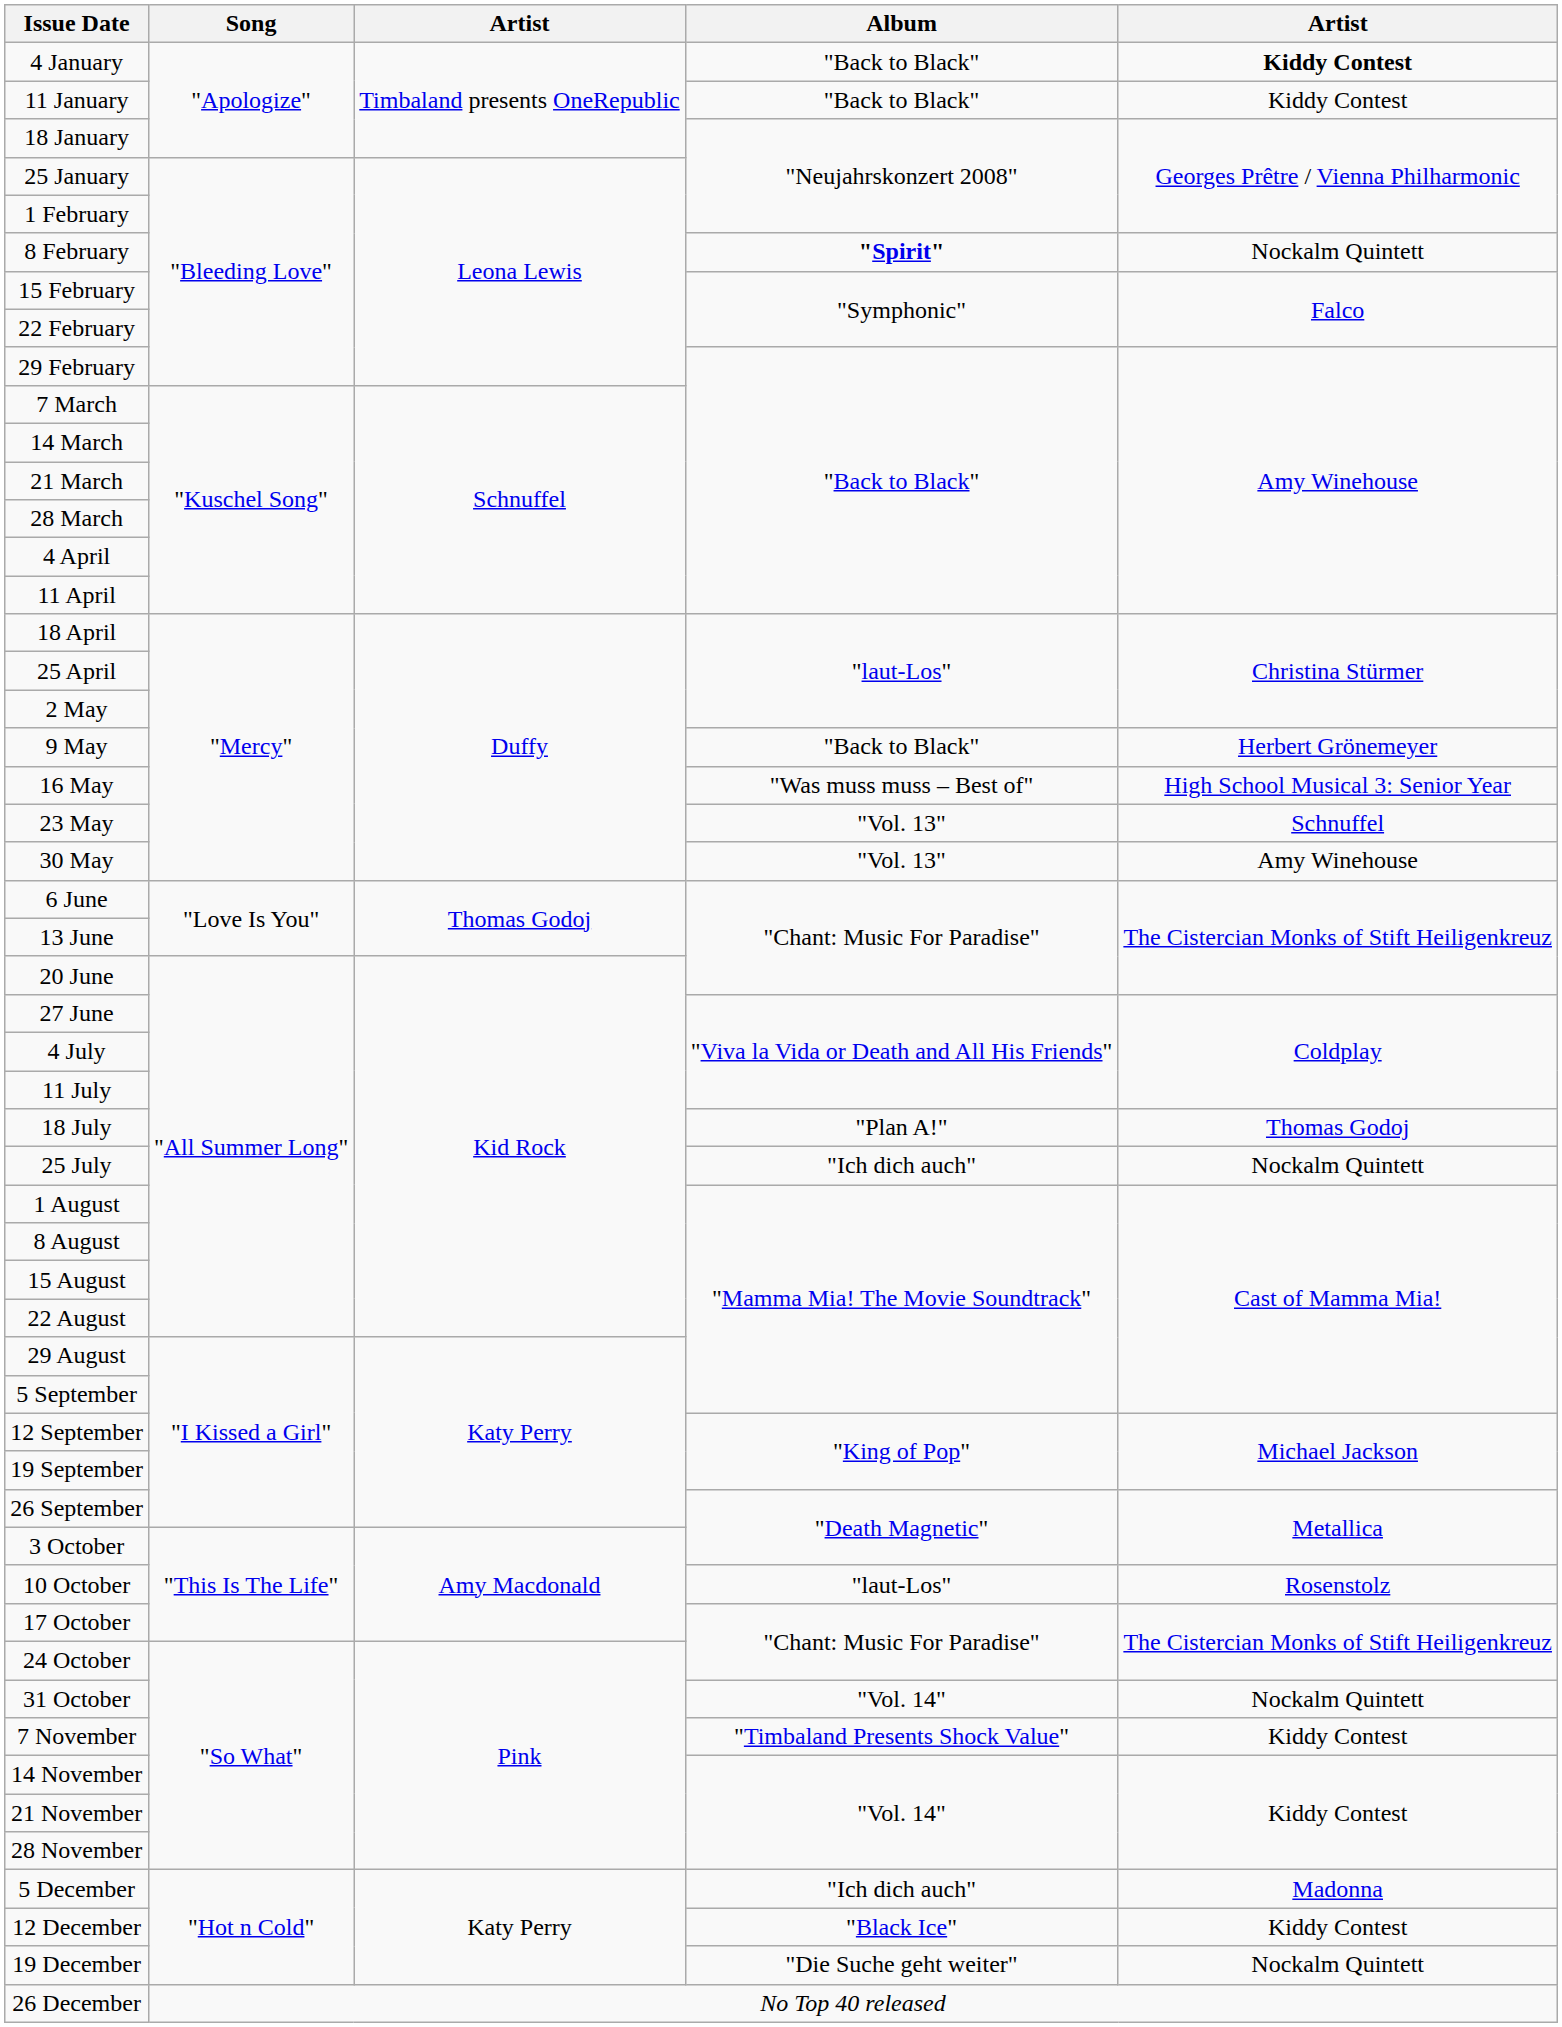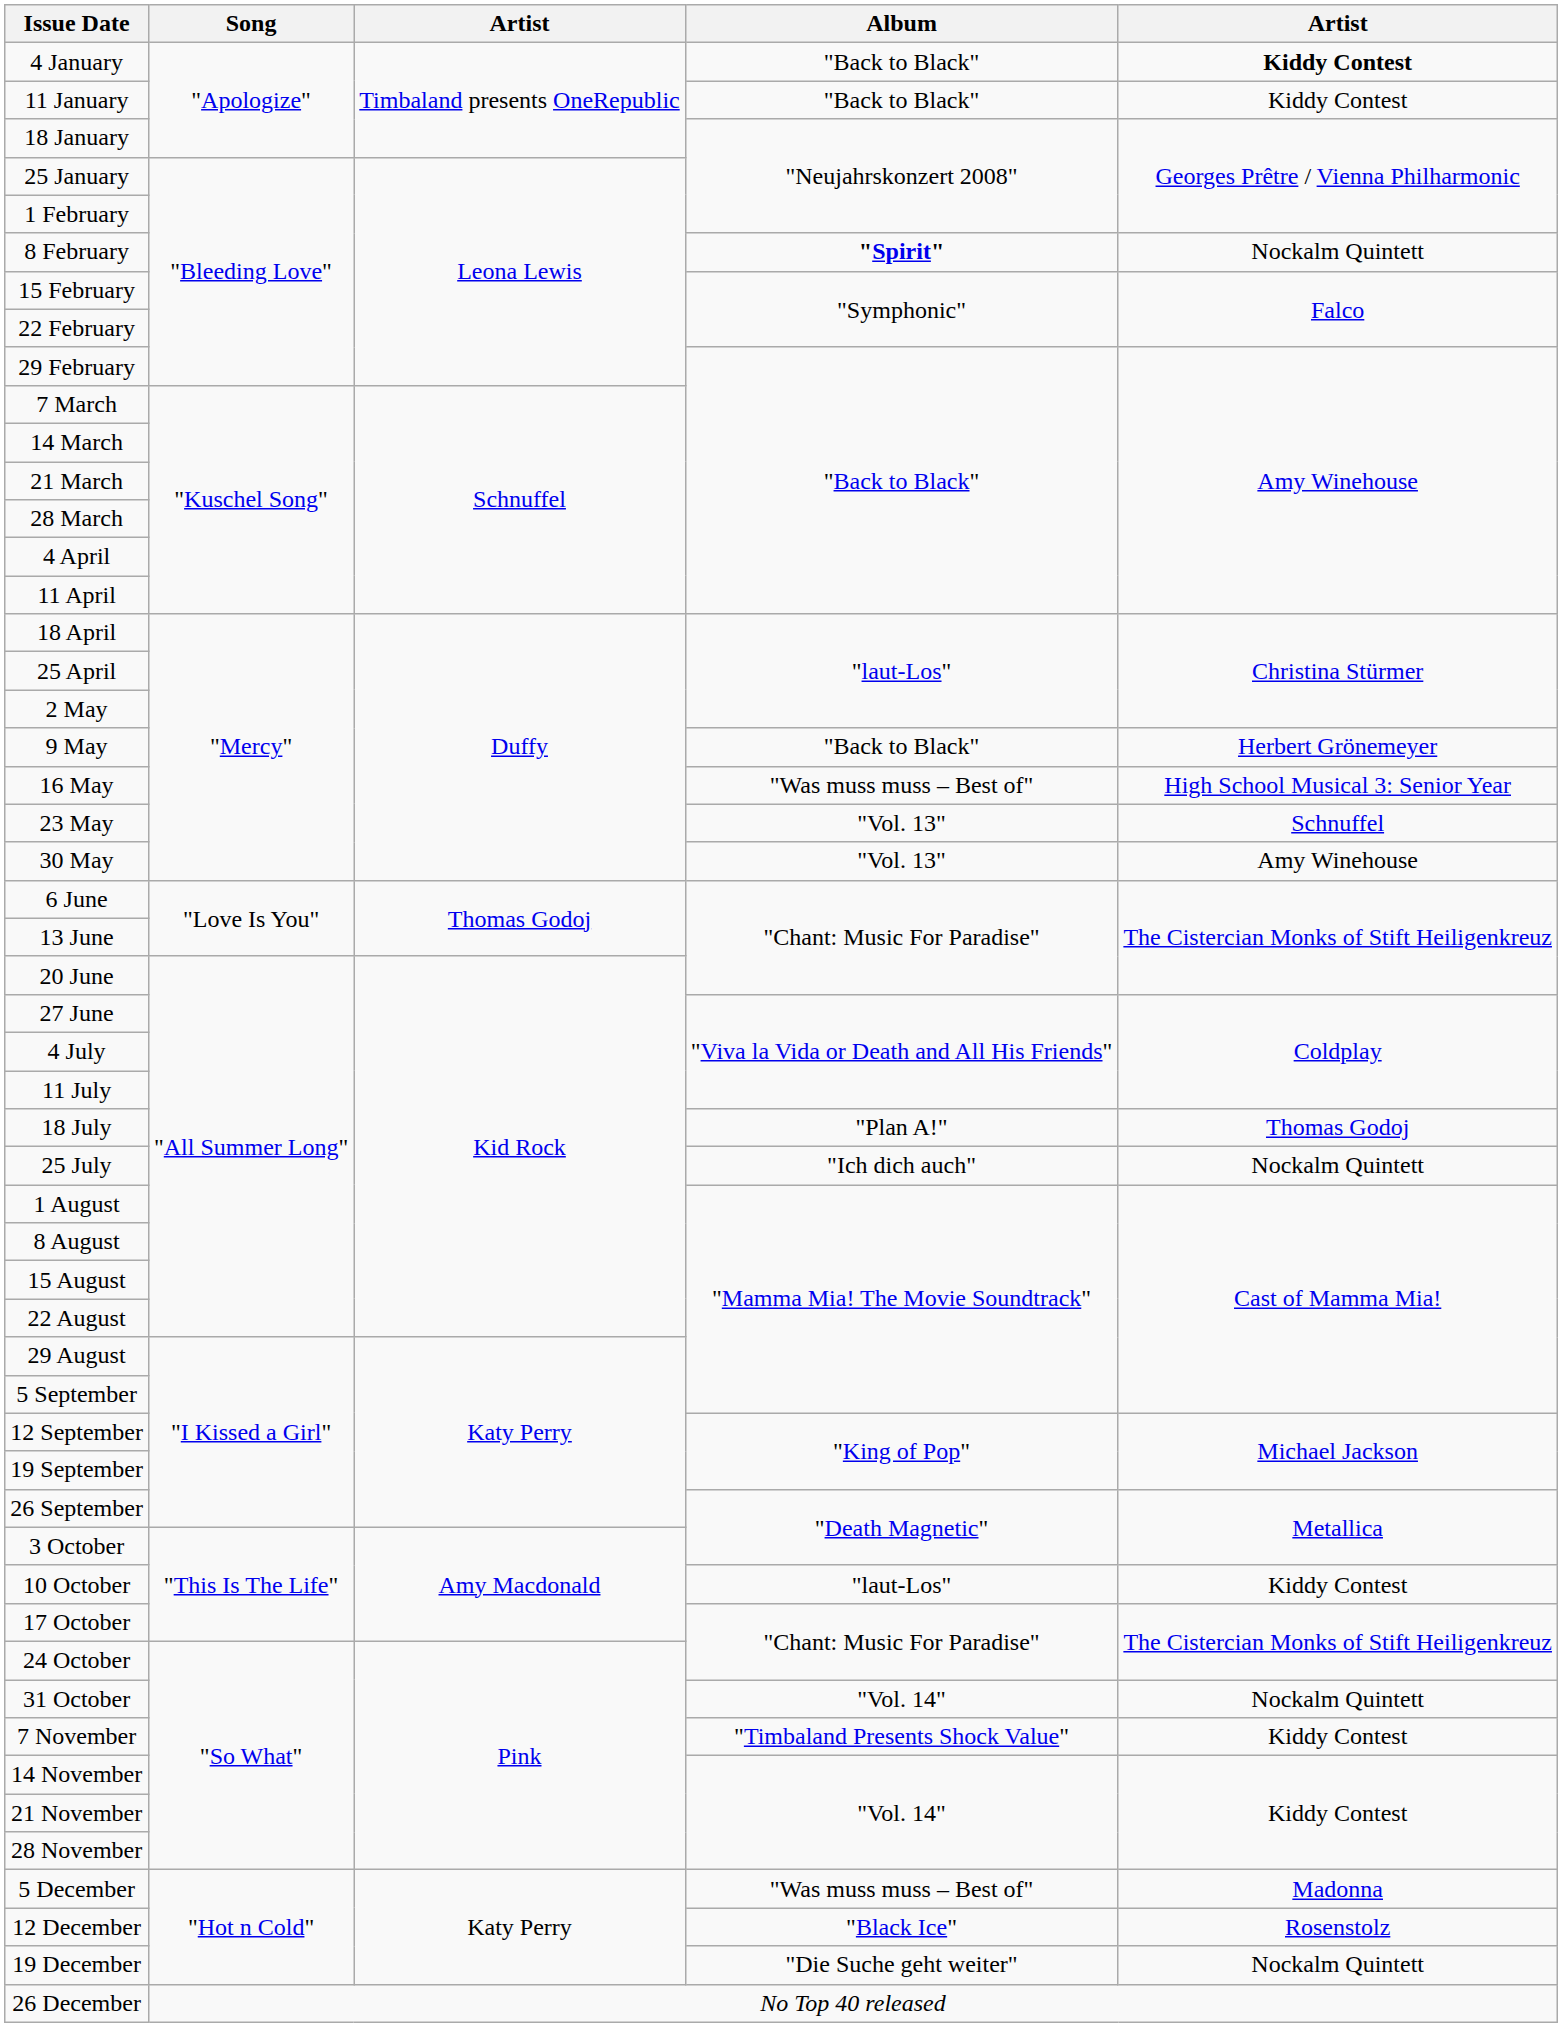(1338, 1584) Rosenstolz -> (1338, 1584) Kiddy Contest
(902, 1888) "Ich dich auch" -> (902, 1888) "Was muss muss – Best of"
(1338, 1926) Kiddy Contest -> (1338, 1926) Rosenstolz
